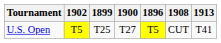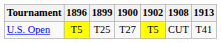columns swapped: (153, 13) <-> (77, 13)
